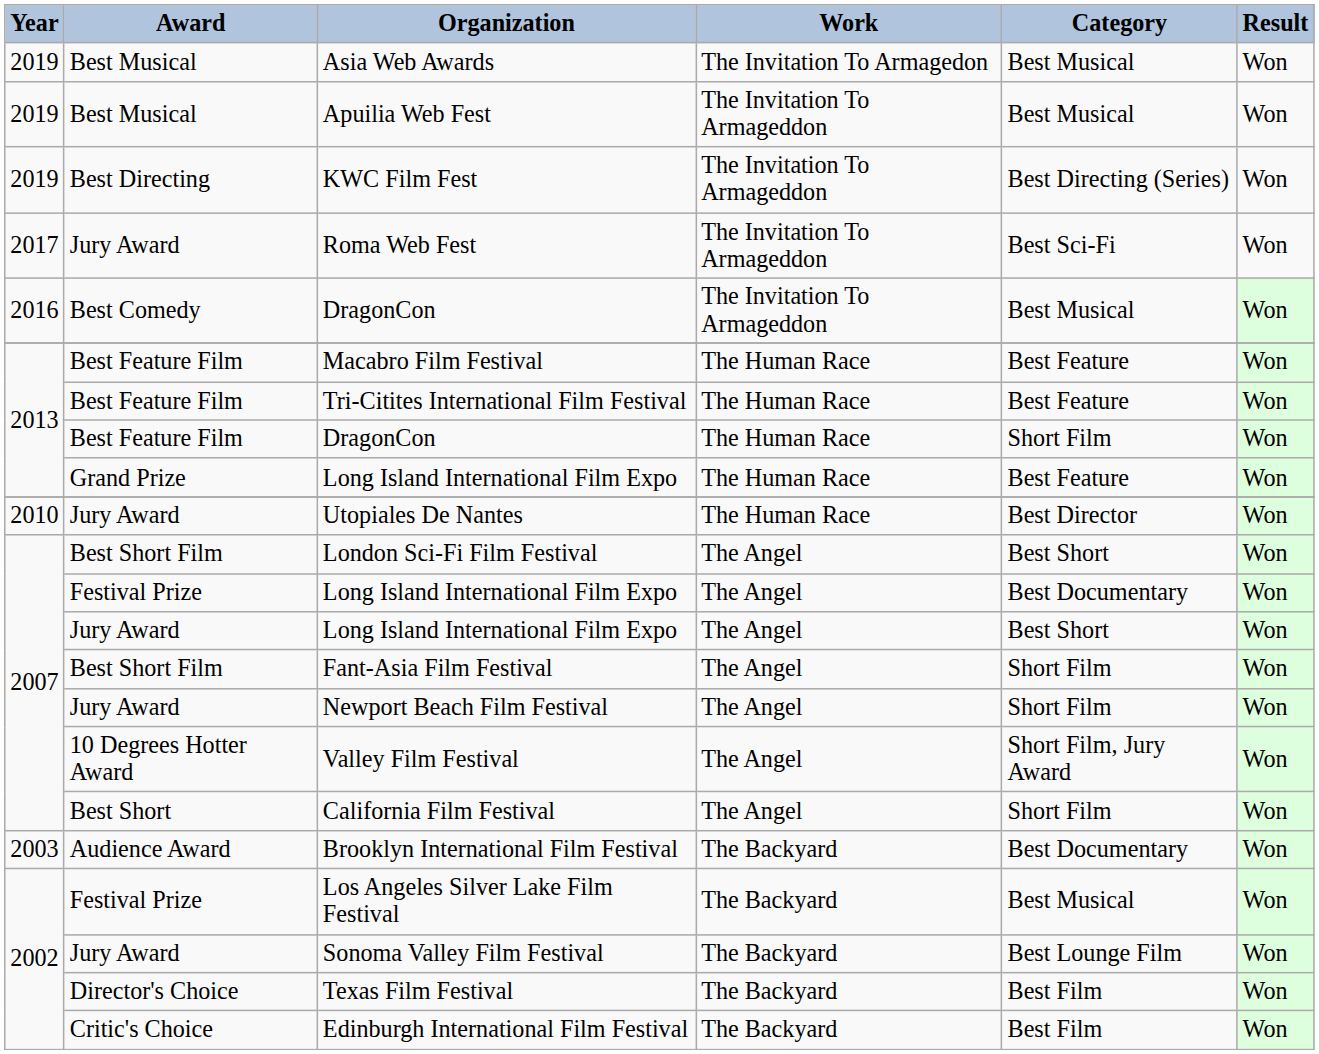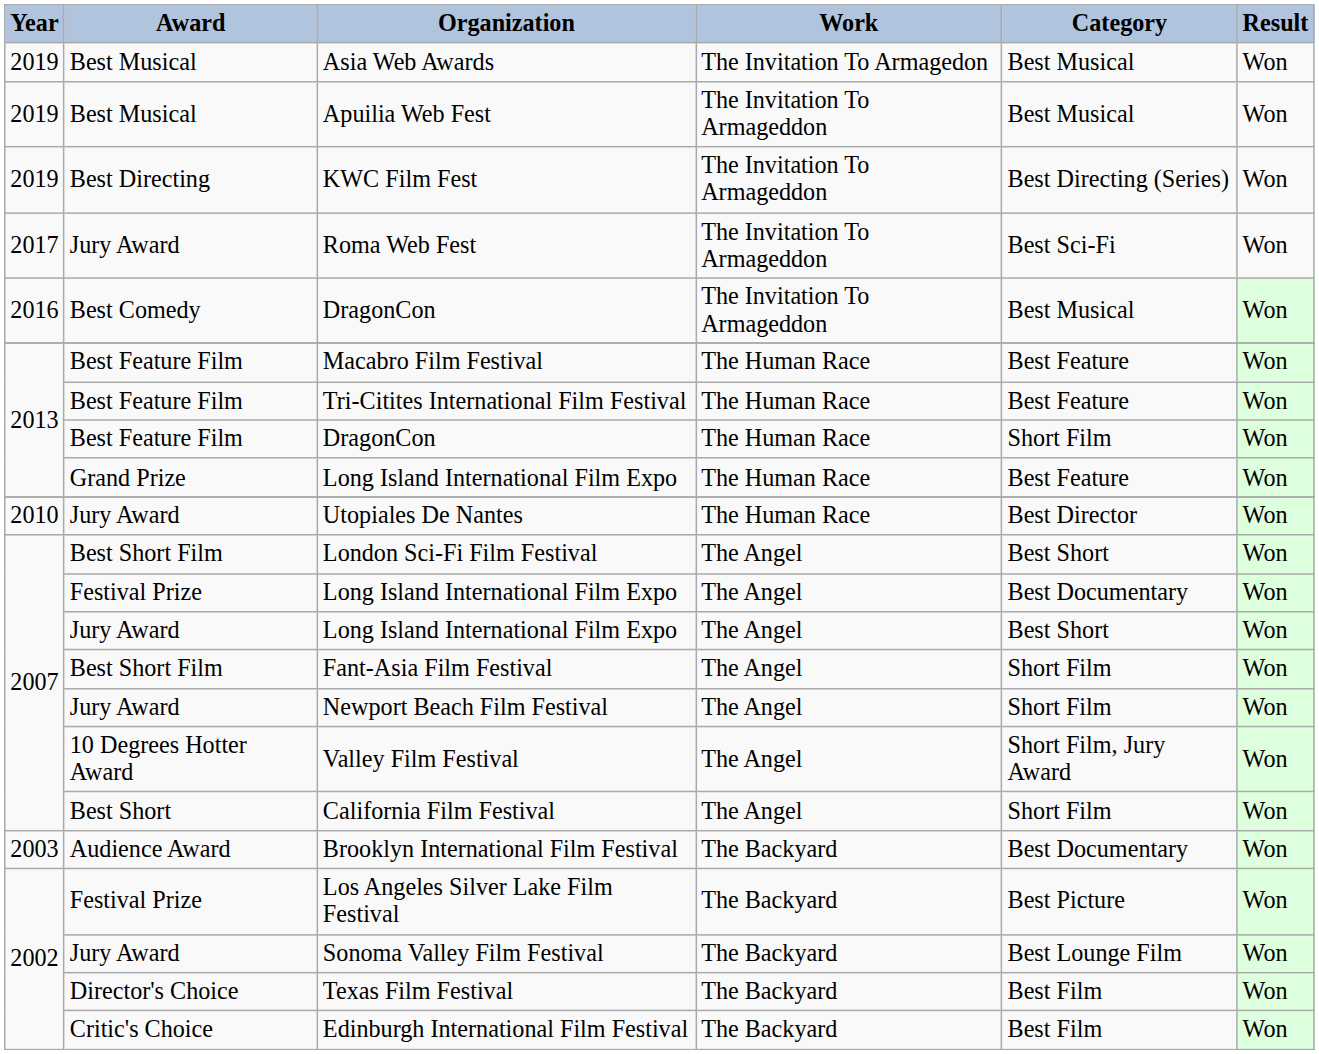(1071, 901) Best Musical -> (1066, 901) Best Picture
